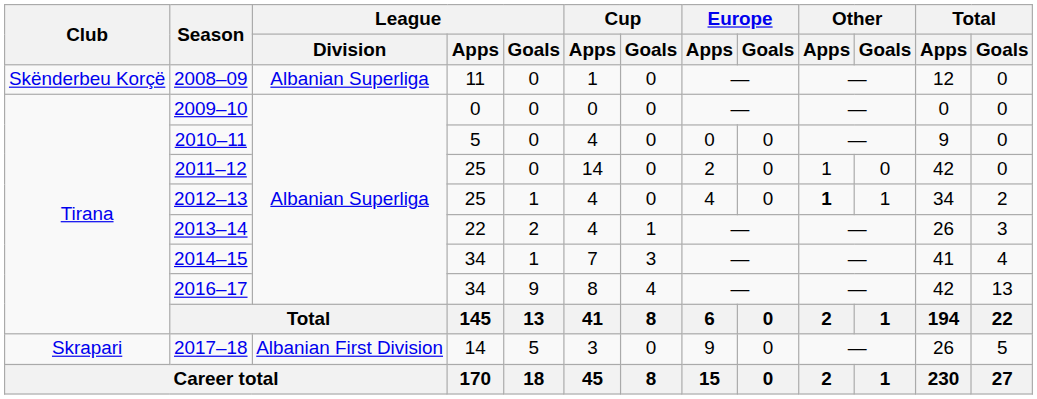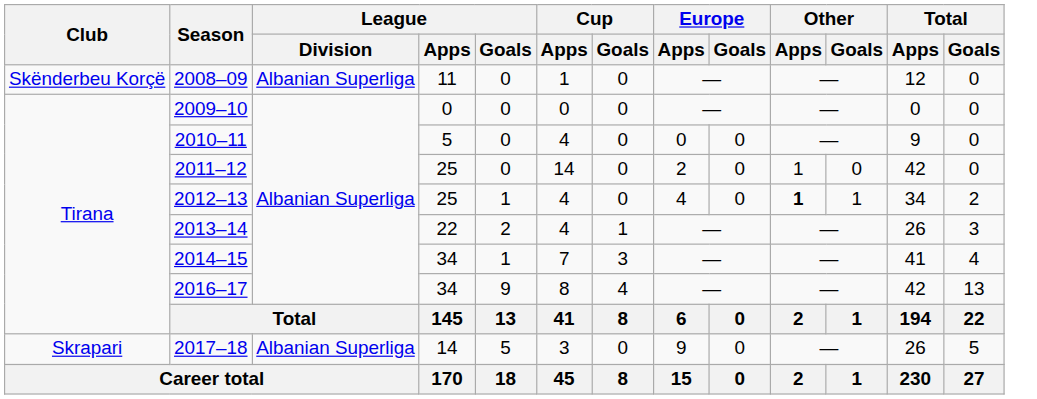(350, 348) Albanian First Division -> (335, 348) Albanian Superliga
